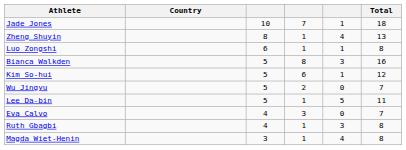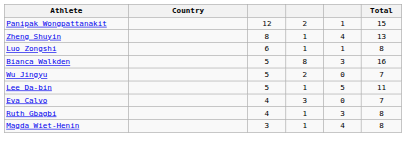+ row: (56, 23)
- row: (29, 23)
- row: (29, 74)
